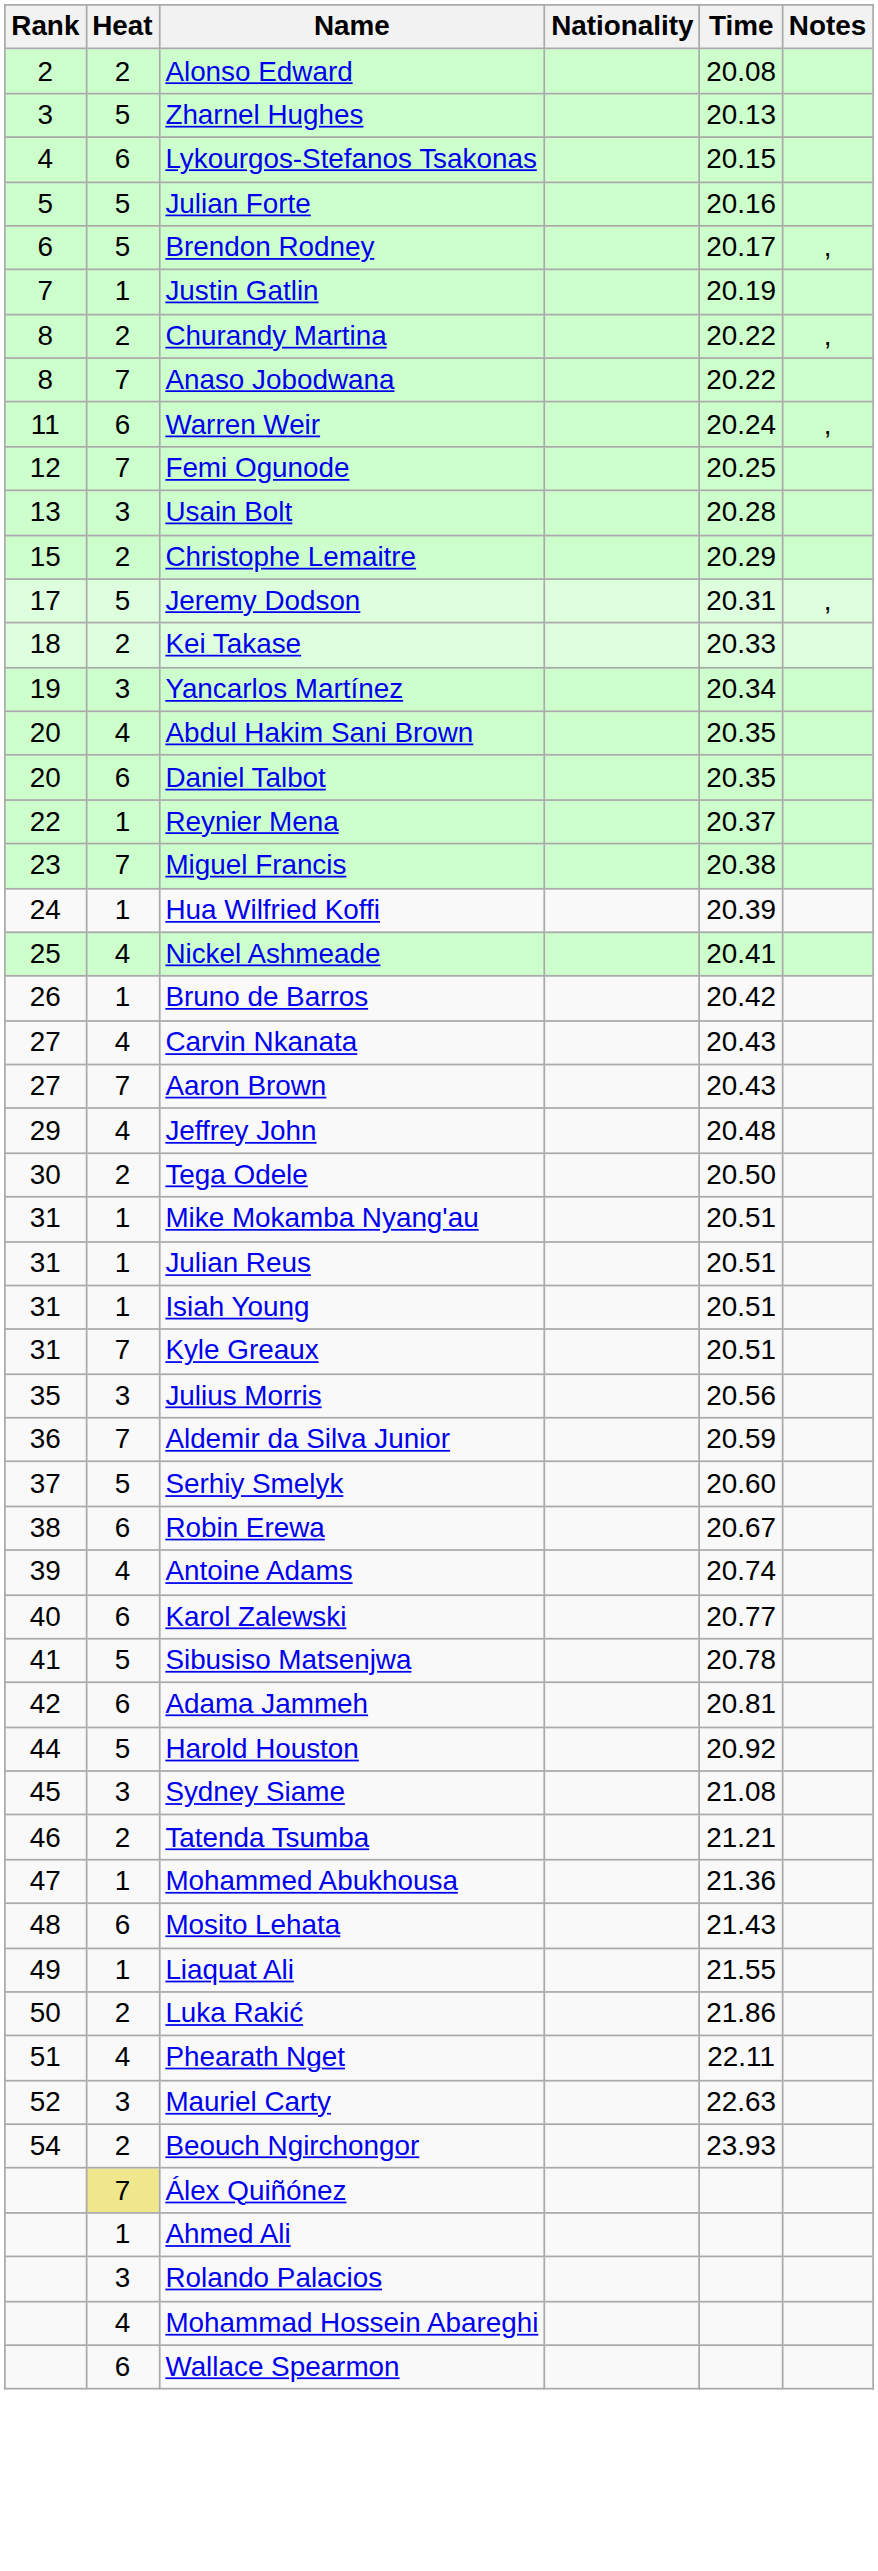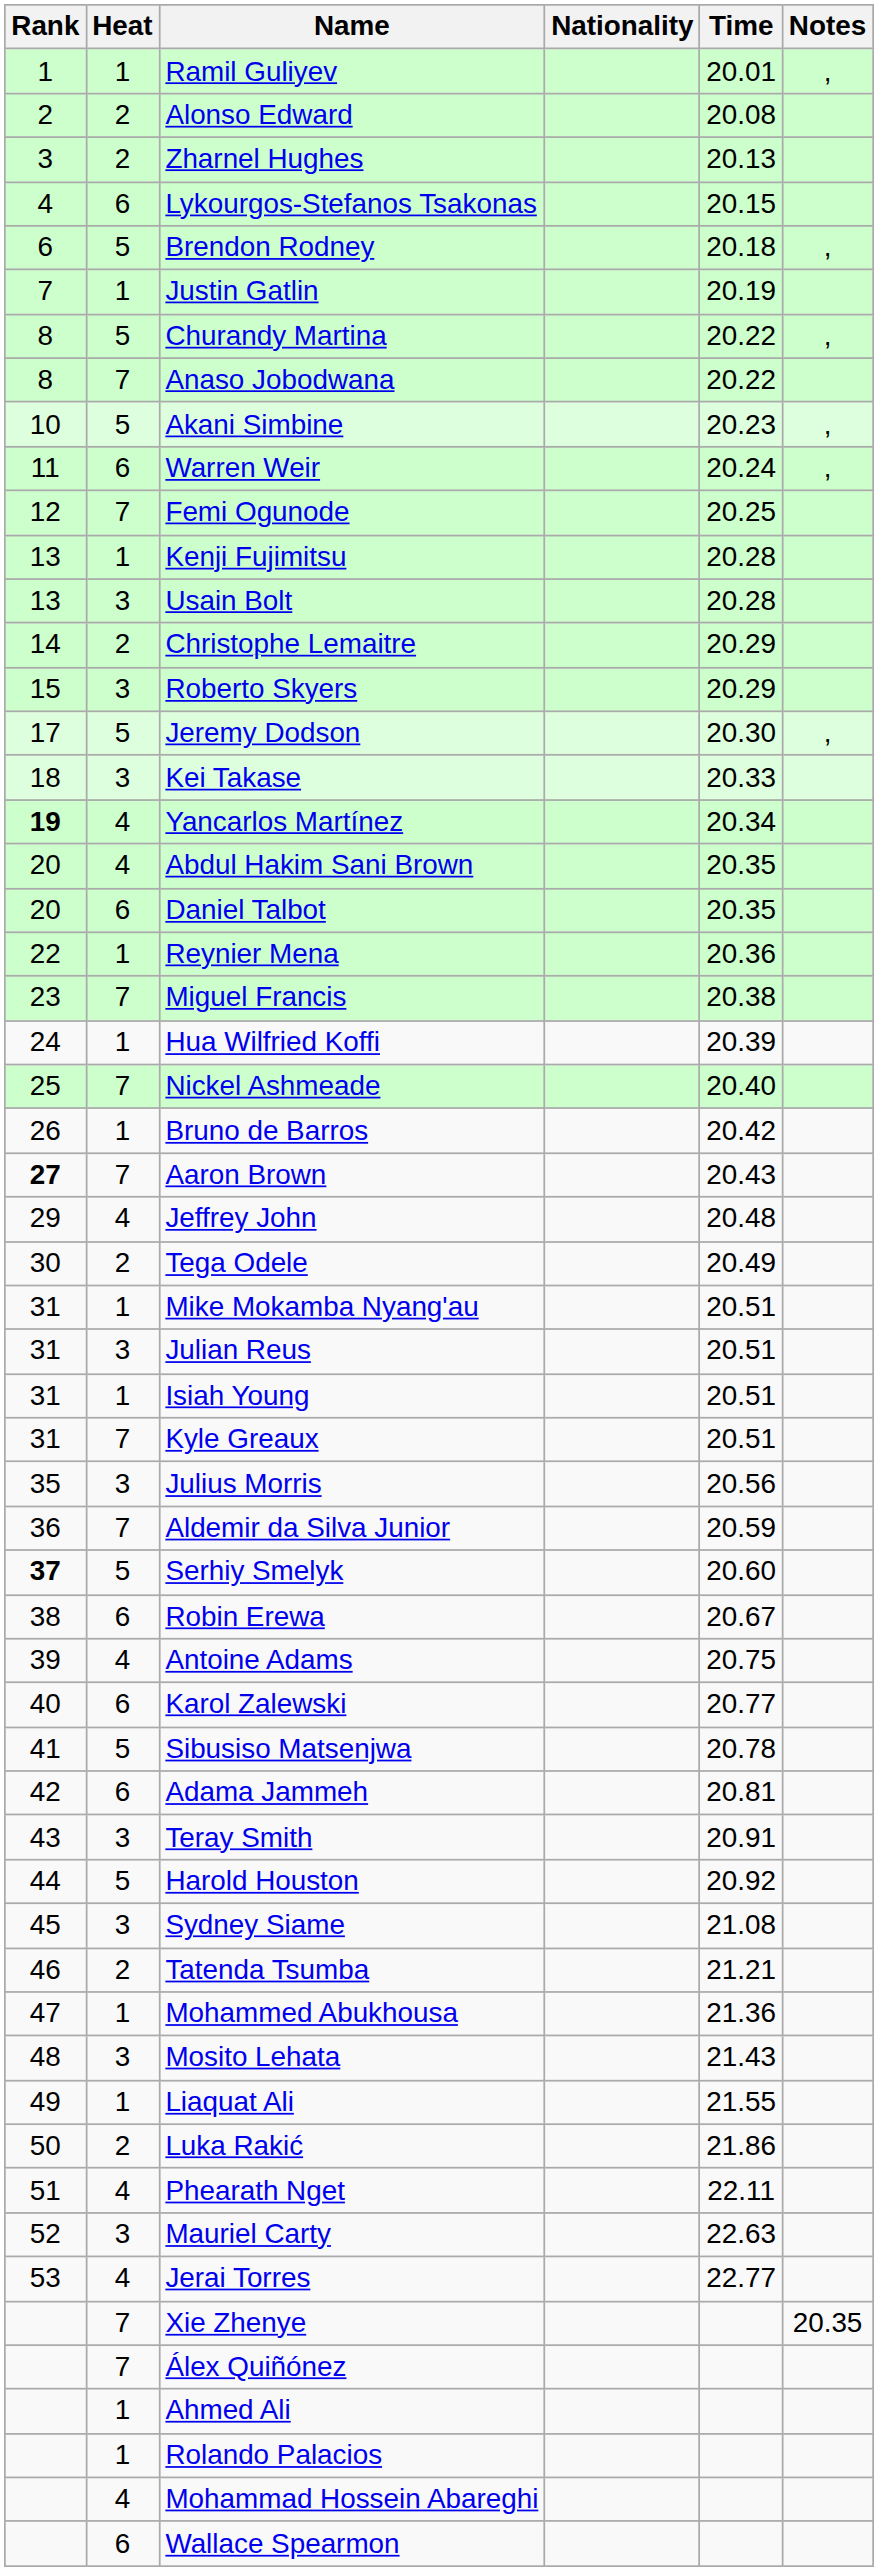+ row: (251, 70)
(122, 114) 5 -> (122, 159) 2
- row: (238, 203)
(741, 247) 20.17 -> (741, 247) 20.18
(122, 335) 2 -> (122, 335) 5
+ row: (254, 423)
+ row: (256, 556)
(45, 556) 15 -> (45, 644) 14
+ row: (261, 688)
(741, 600) 20.31 -> (741, 733) 20.30
(122, 644) 2 -> (122, 777) 3
(45, 688) normal -> (45, 821) bold
(122, 688) 3 -> (122, 821) 4
(741, 821) 20.37 -> (741, 953) 20.36
(122, 953) 4 -> (122, 1086) 7
(741, 953) 20.41 -> (741, 1086) 20.40
- row: (261, 1042)
(45, 1086) normal -> (45, 1174) bold
(741, 1174) 20.50 -> (741, 1262) 20.49
(122, 1262) 1 -> (122, 1351) 3
(45, 1483) normal -> (45, 1571) bold
(741, 1571) 20.74 -> (741, 1660) 20.75
+ row: (239, 1836)
(122, 1925) 6 -> (122, 2057) 3
+ row: (238, 2278)
- row: (292, 2145)
+ row: (236, 2322)
(122, 2190) khaki background -> (122, 2366) no background
(122, 2278) 3 -> (122, 2454) 1
